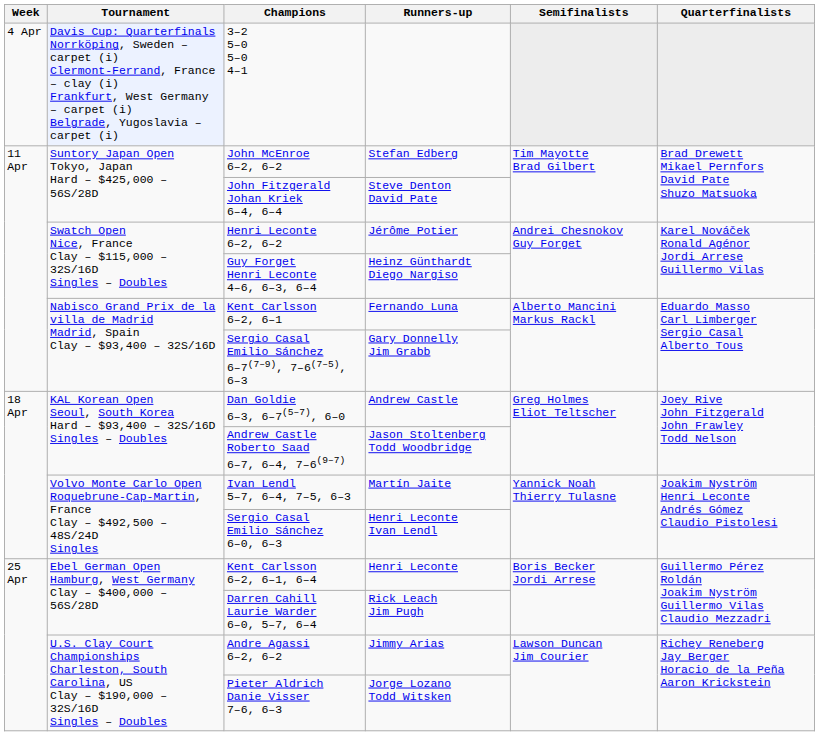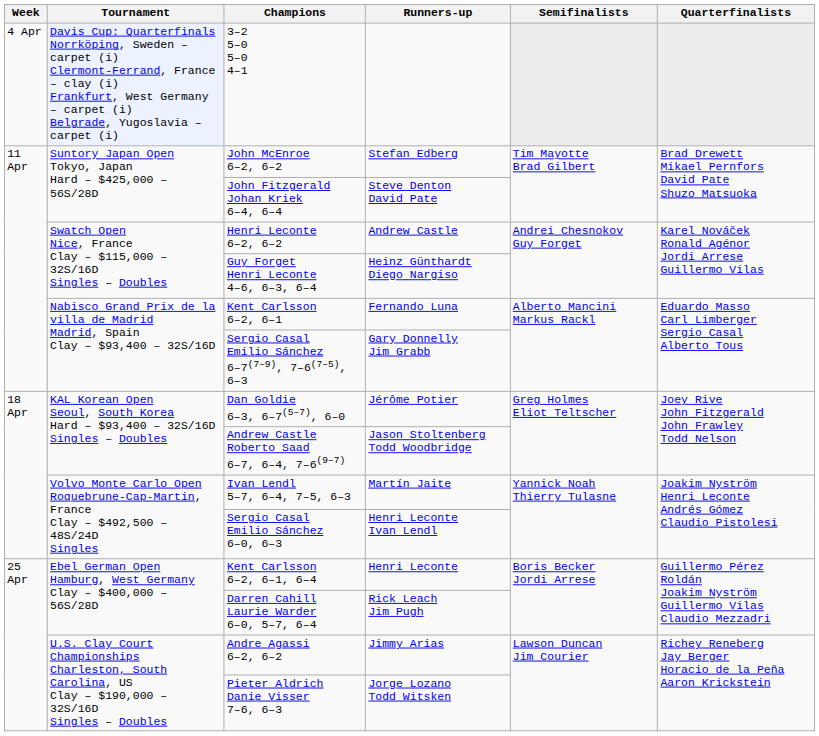(413, 231) Jérôme Potier -> (413, 231) Andrew Castle
(413, 401) Andrew Castle -> (413, 401) Jérôme Potier
